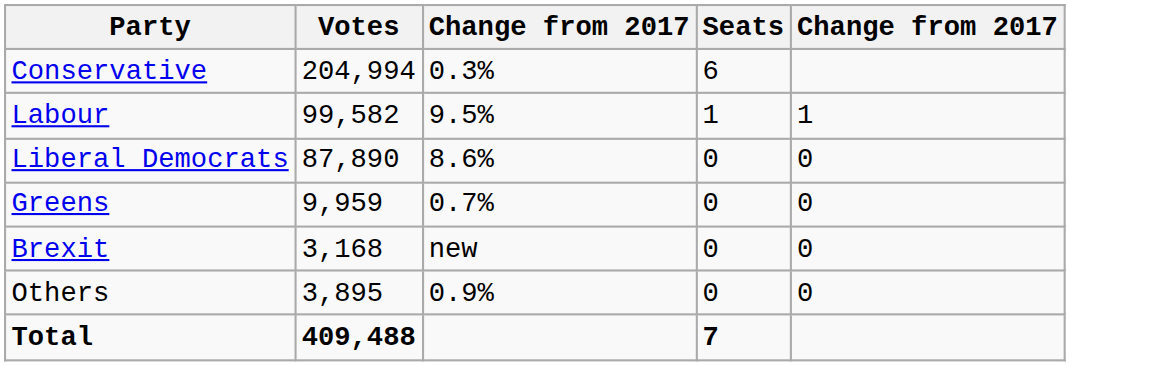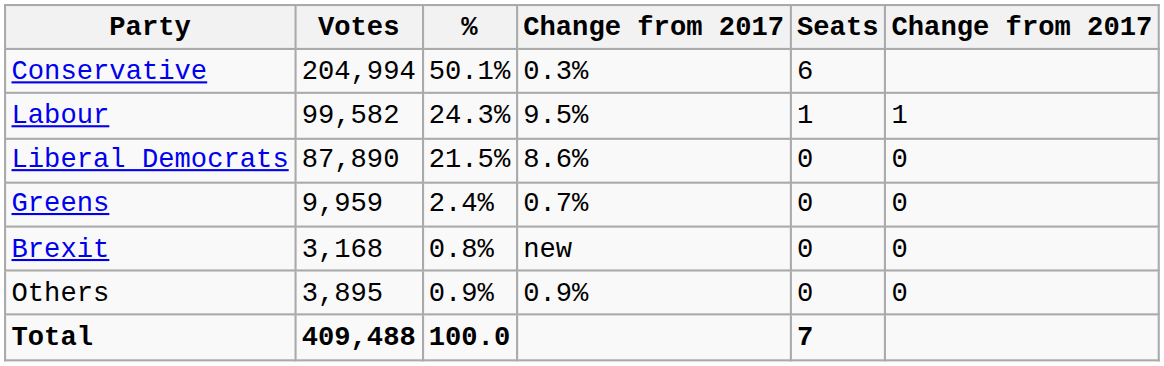+ column: (469, 27)
